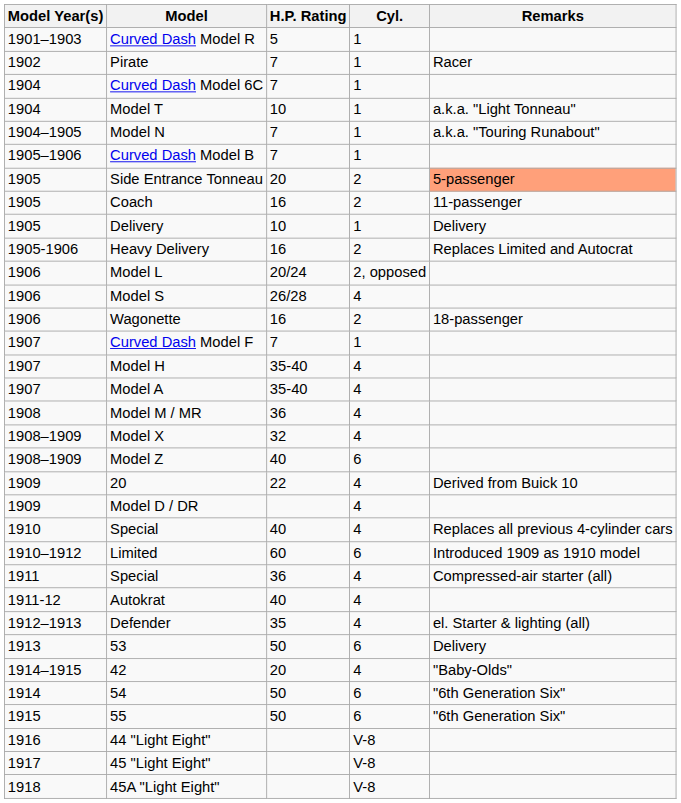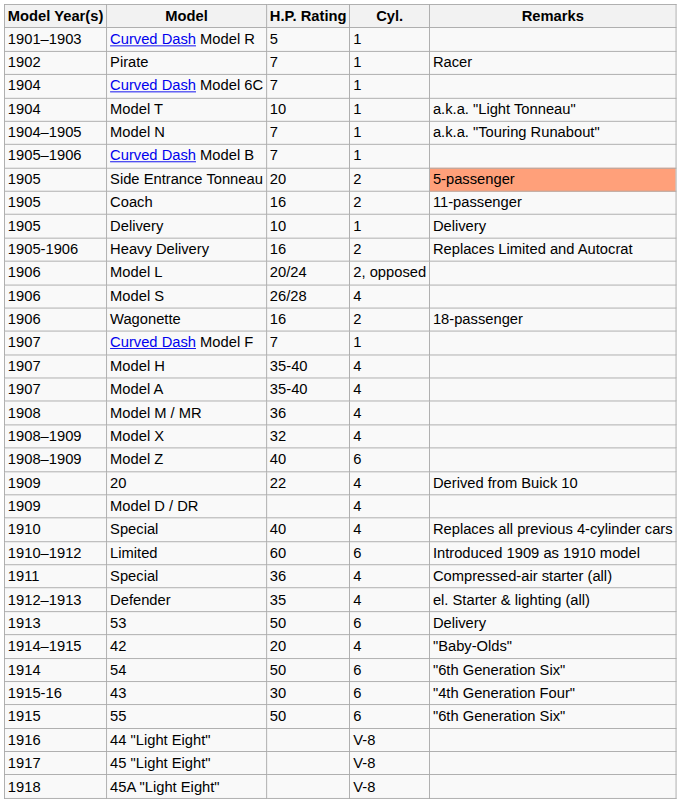- row: (34, 599)
+ row: (35, 693)
